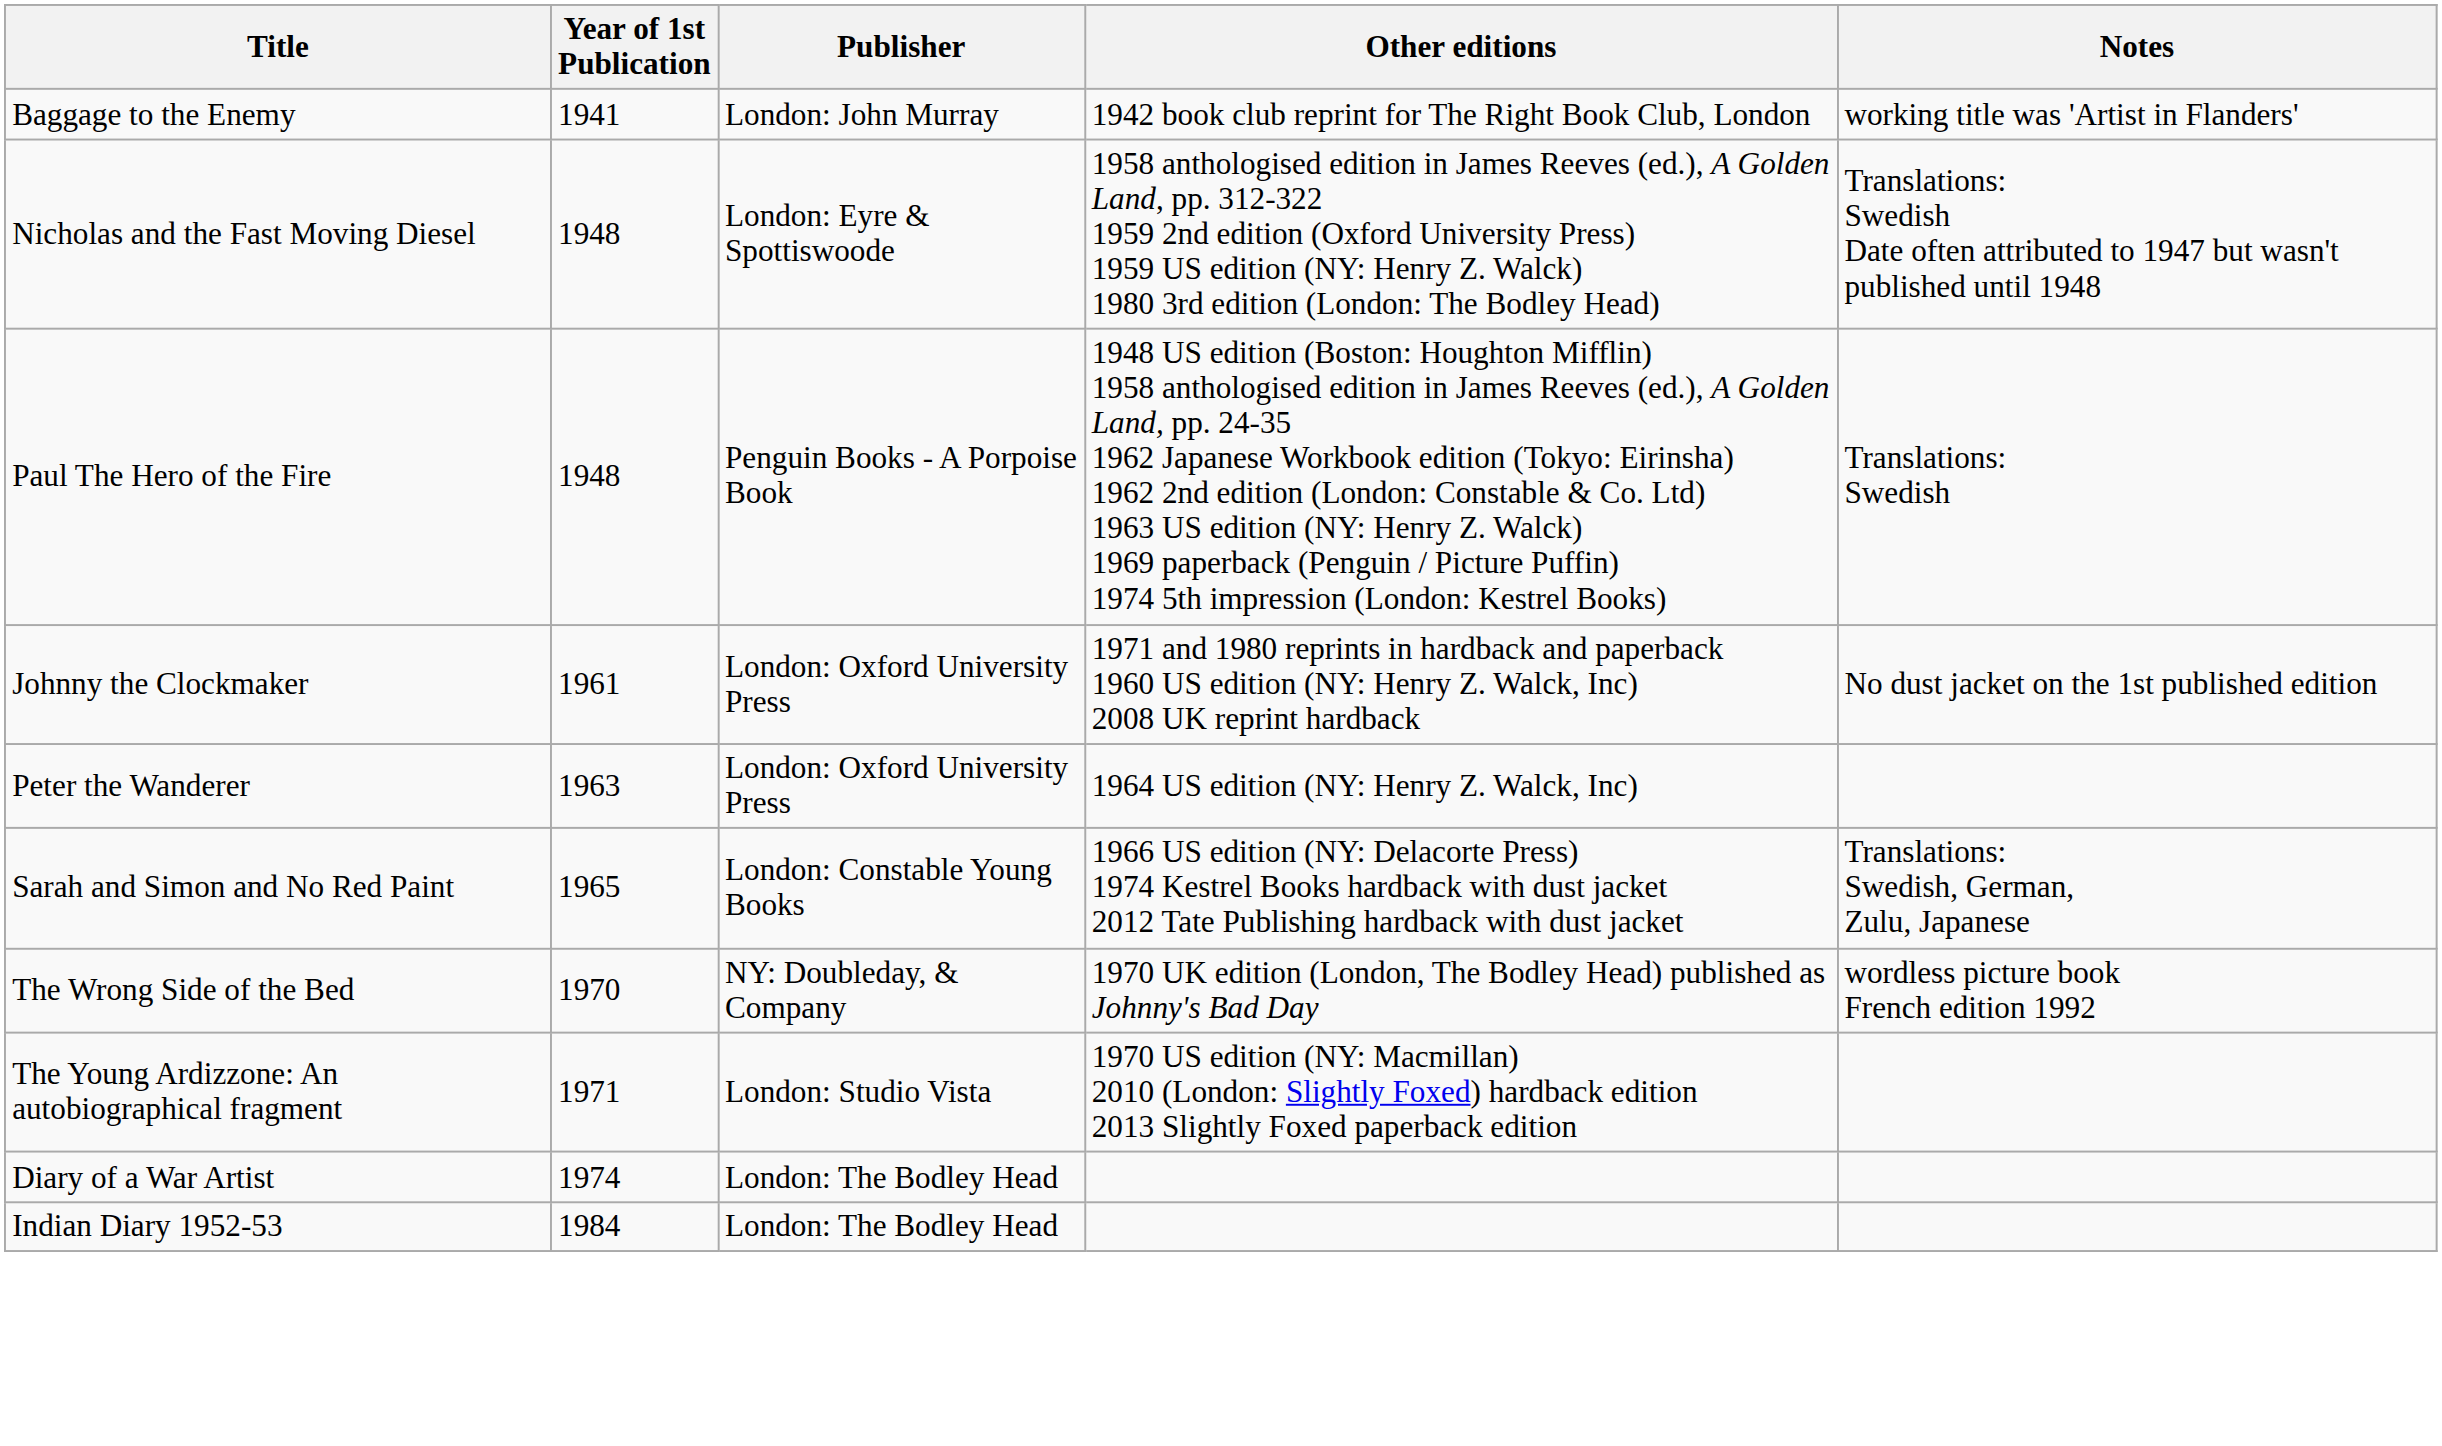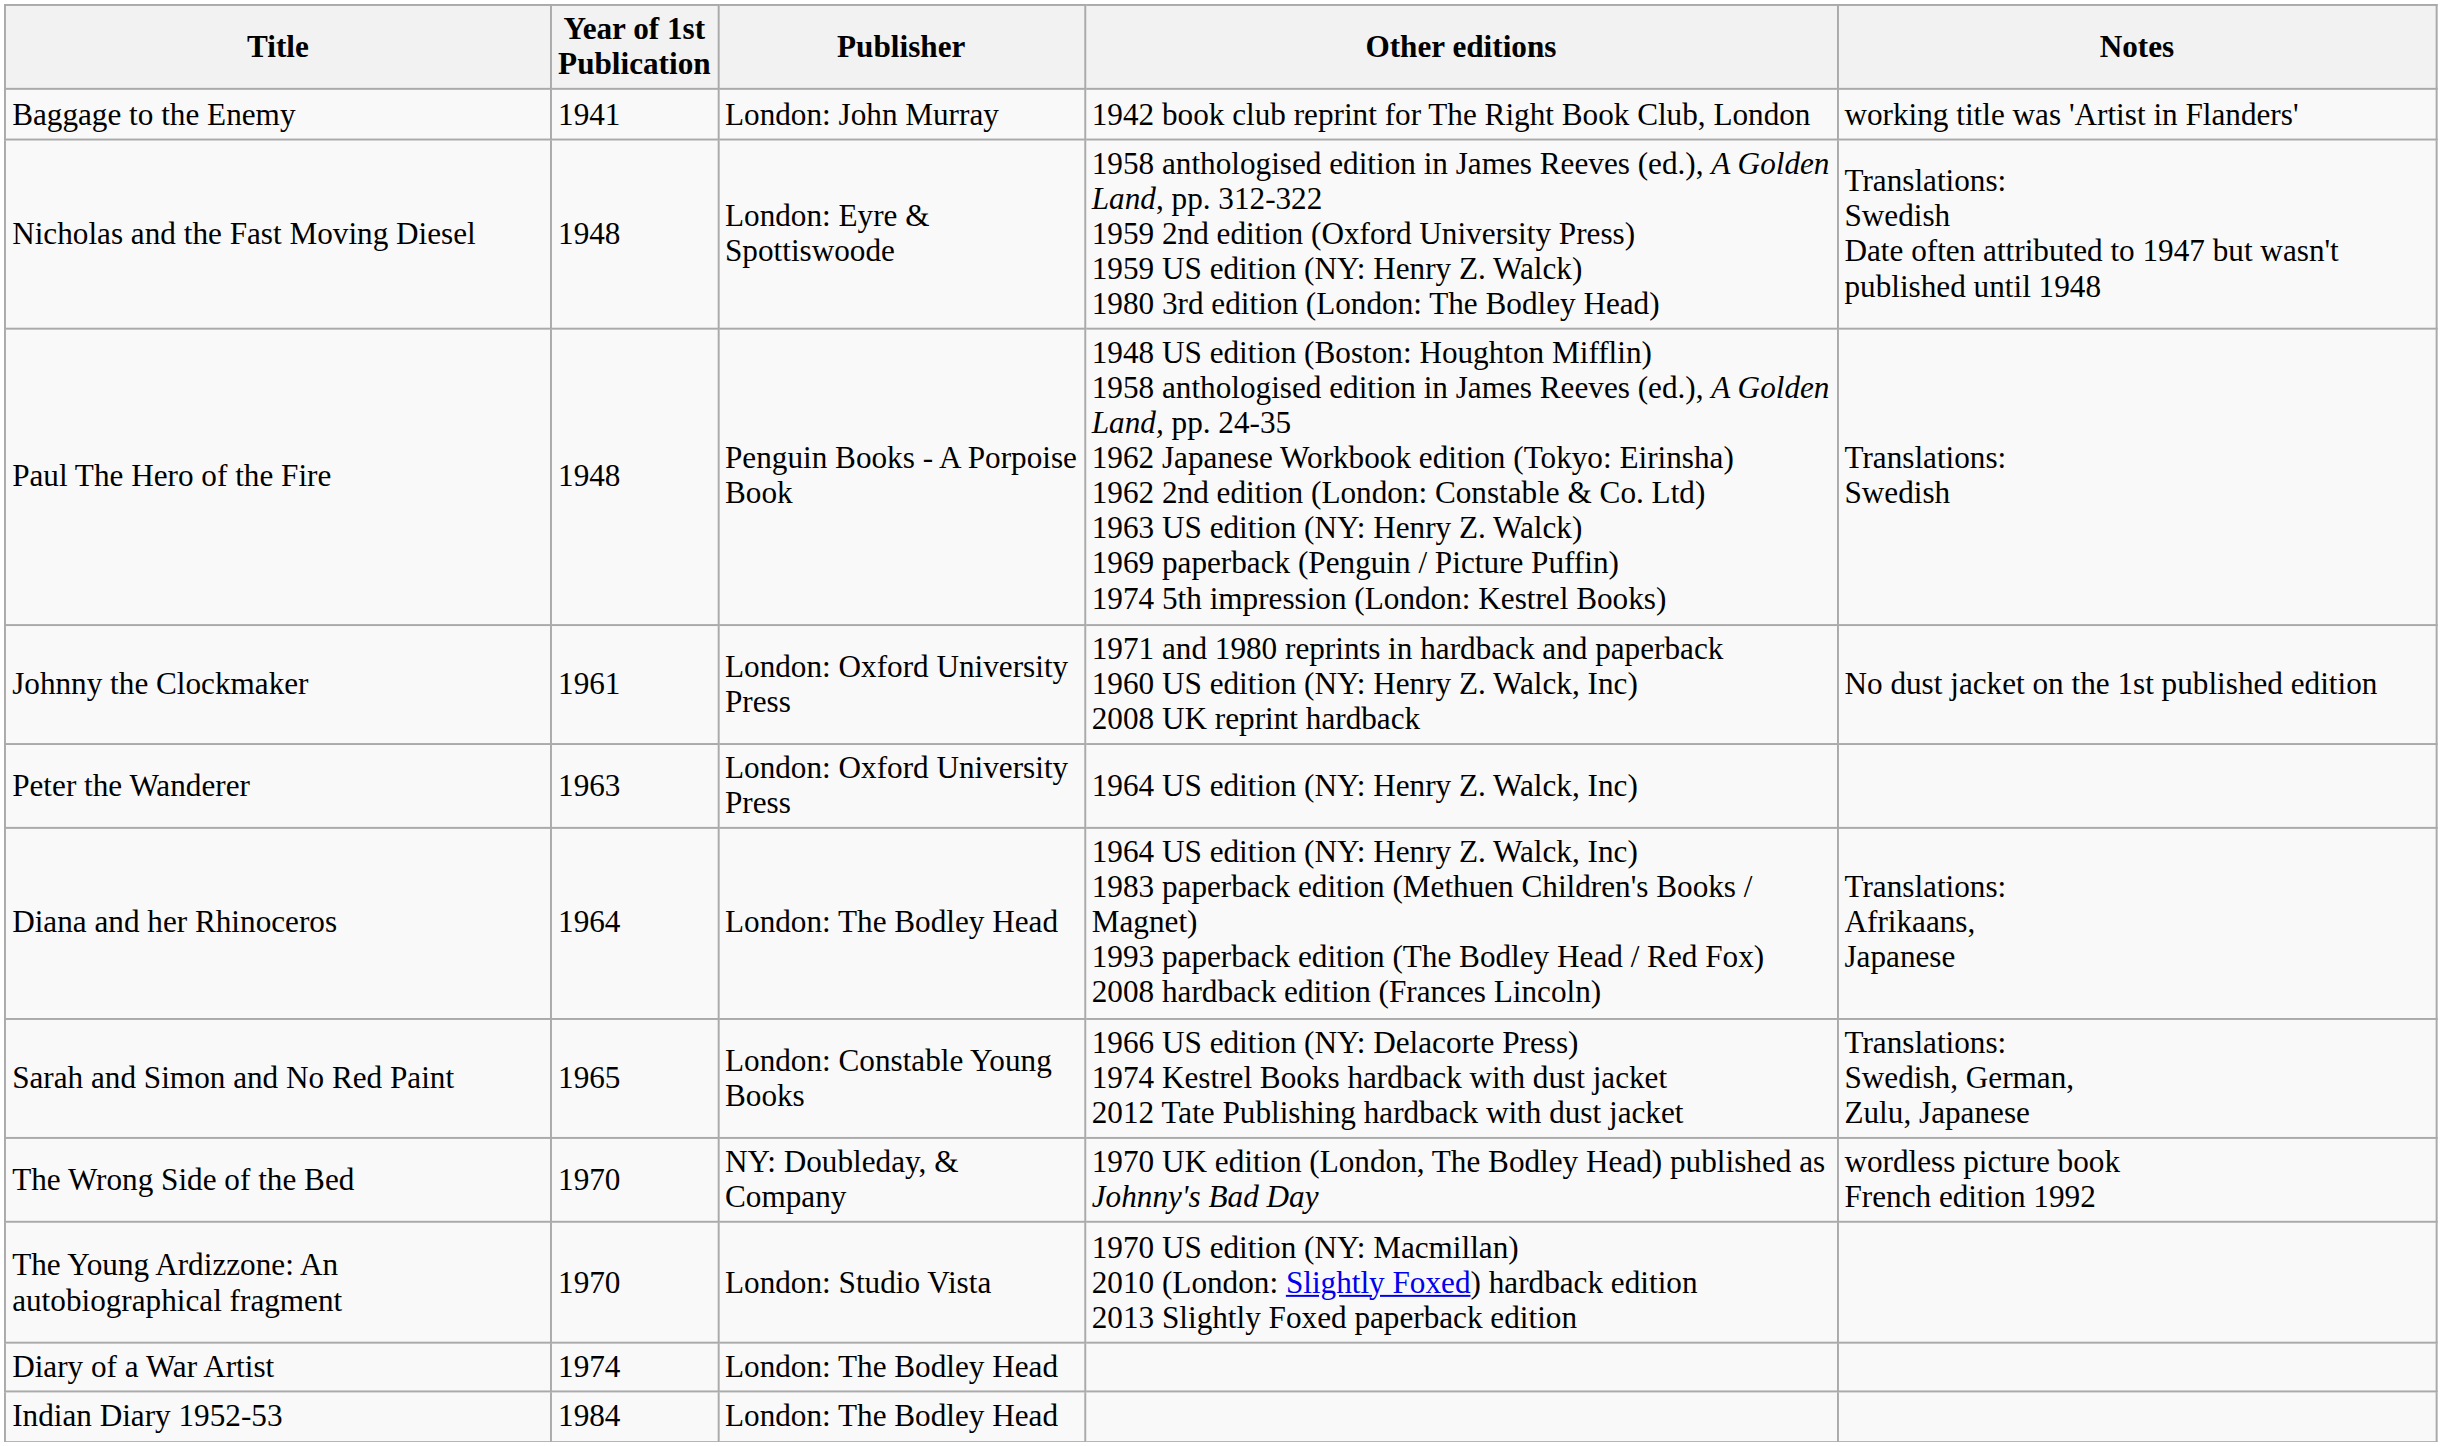+ row: (175, 922)
(589, 1091) 1971 -> (589, 1281) 1970
